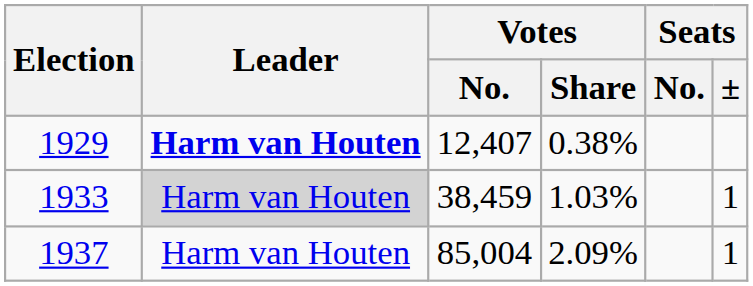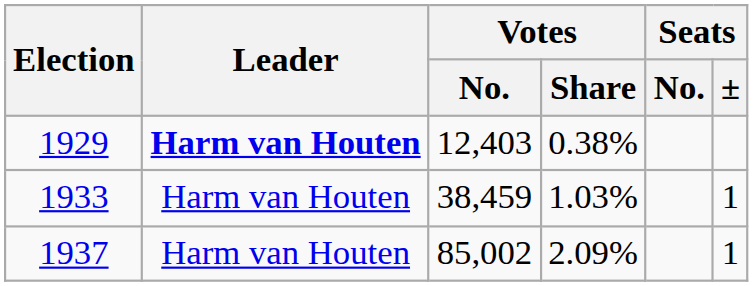(484, 142) 12,407 -> (484, 142) 12,403
(286, 197) lightgrey background -> (286, 197) no background
(484, 252) 85,004 -> (484, 252) 85,002
